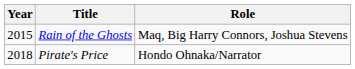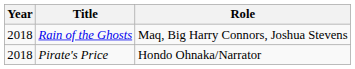(20, 34) 2015 -> (20, 34) 2018
